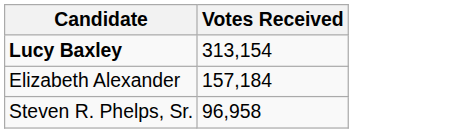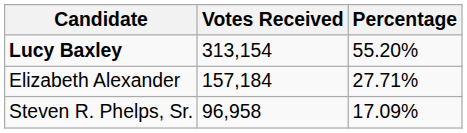+ column: (405, 19)
